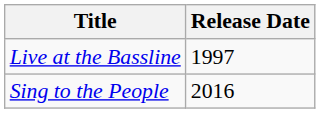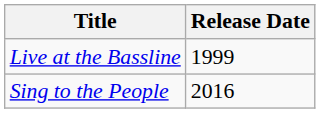(213, 56) 1997 -> (213, 56) 1999
